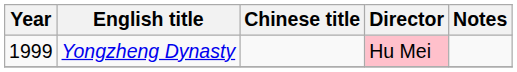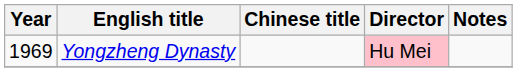(31, 50) 1999 -> (31, 50) 1969
